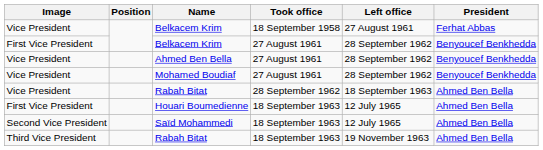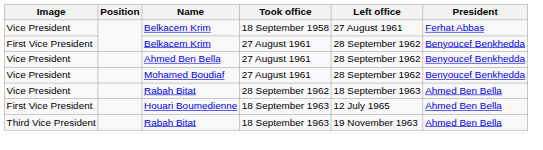- row: (57, 122)
